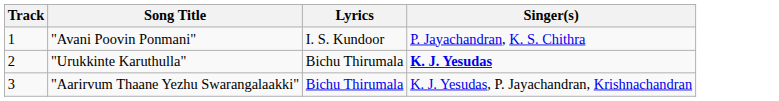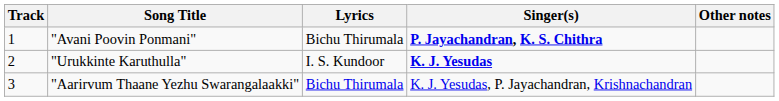+ column: (735, 15)
(345, 38) I. S. Kundoor -> (355, 38) Bichu Thirumala
(498, 38) normal -> (506, 38) bold
(355, 61) Bichu Thirumala -> (345, 61) I. S. Kundoor
